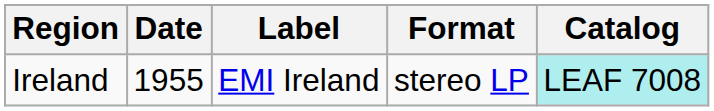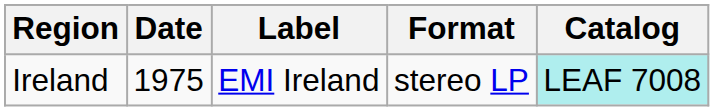(169, 79) 1955 -> (169, 79) 1975
